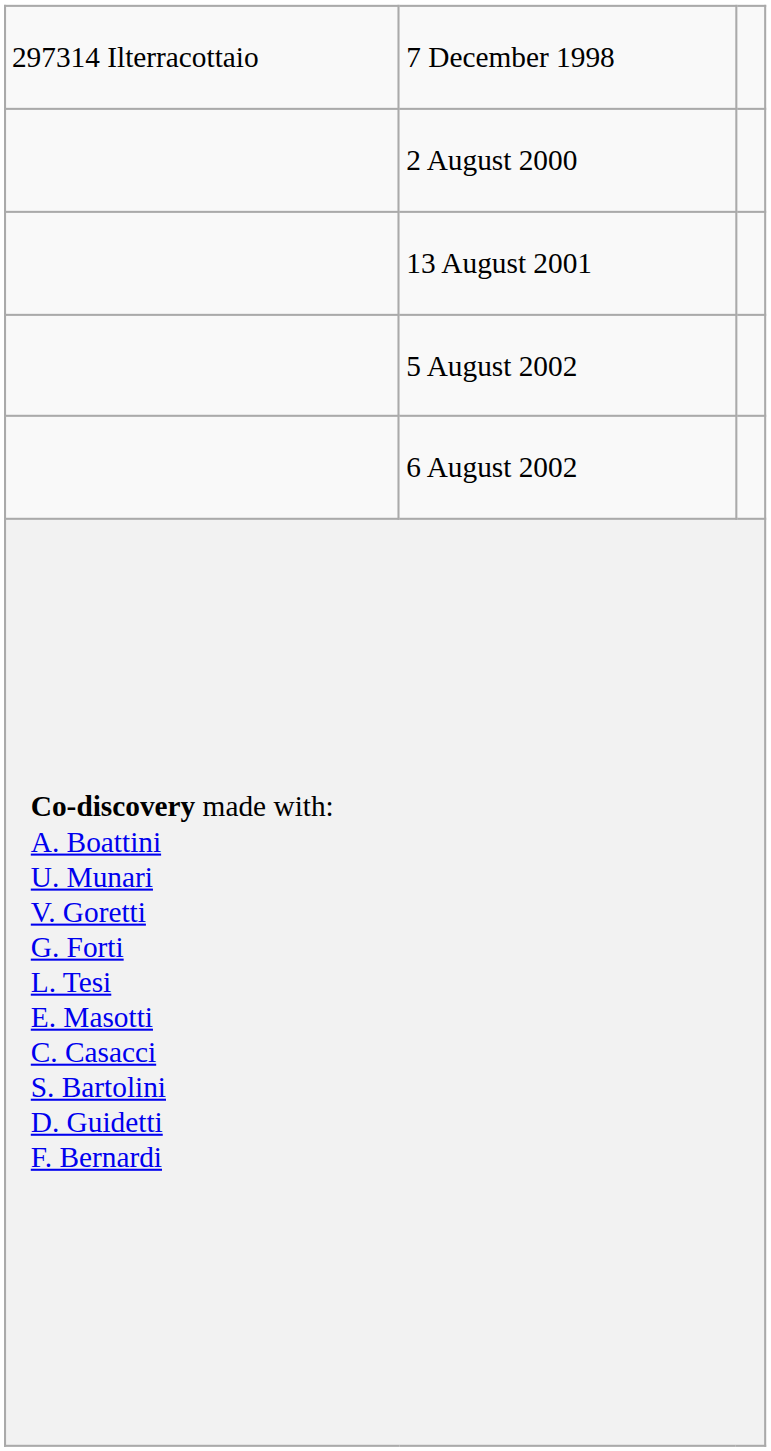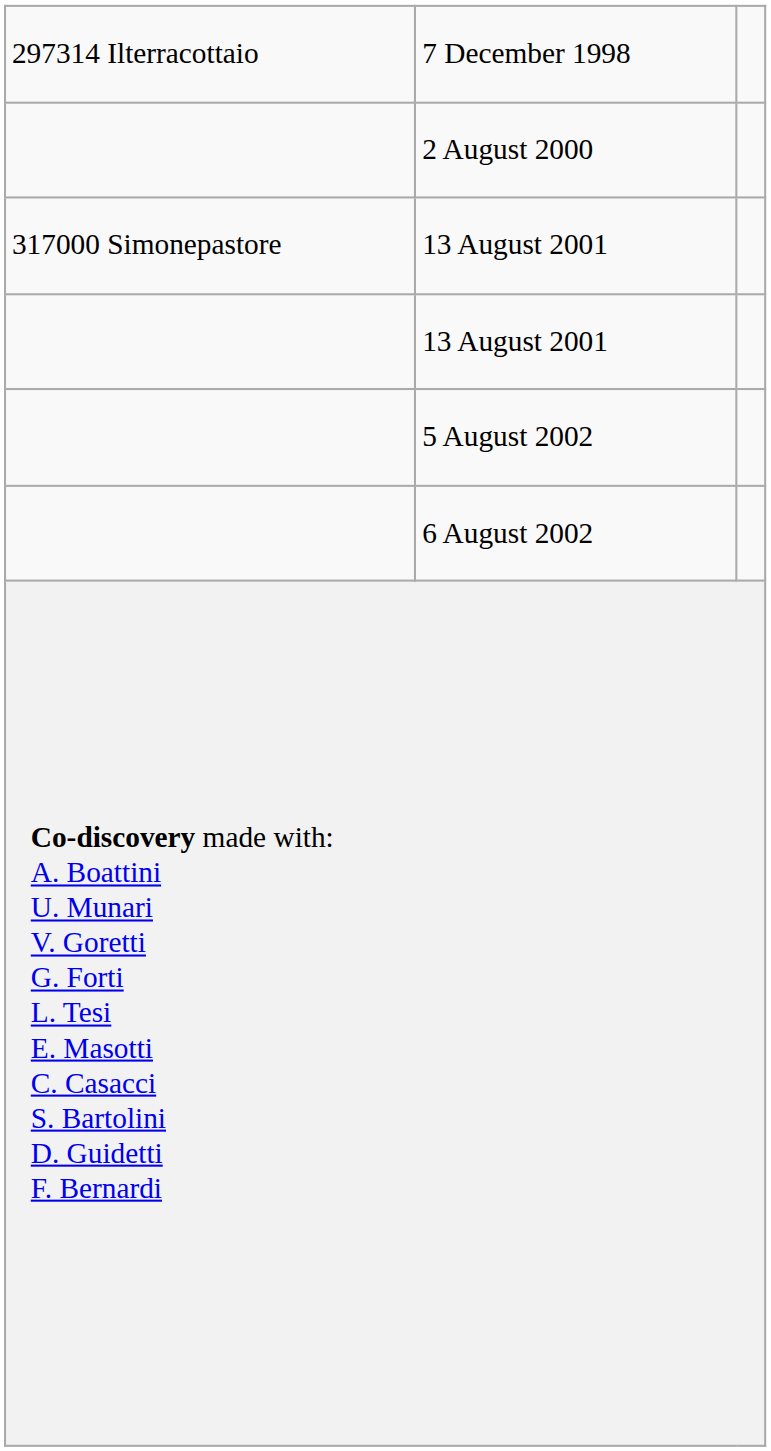+ row: (147, 245)
